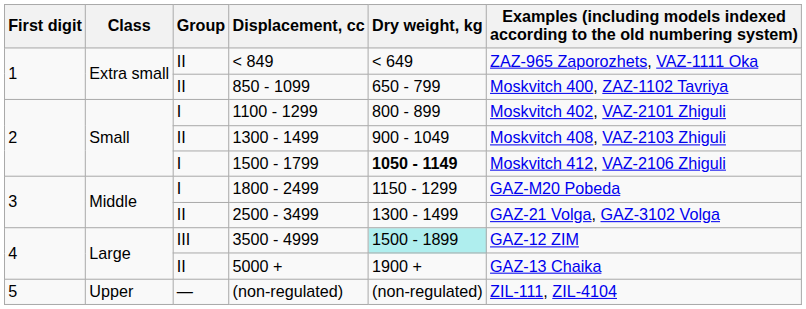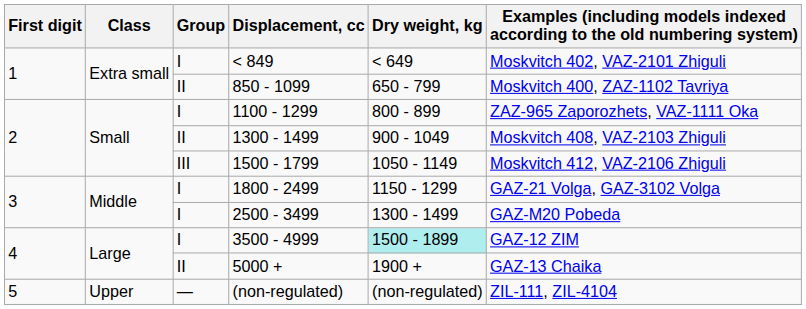(181, 61) II -> (179, 61) I
(624, 61) ZAZ-965 Zaporozhets, VAZ-1111 Oka -> (608, 61) Moskvitch 402, VAZ-2101 Zhiguli
(608, 112) Moskvitch 402, VAZ-2101 Zhiguli -> (624, 112) ZAZ-965 Zaporozhets, VAZ-1111 Oka
(179, 163) I -> (183, 163) III
(415, 163) bold -> (415, 163) normal
(555, 189) GAZ-M20 Pobeda -> (605, 189) GAZ-21 Volga, GAZ-3102 Volga
(181, 214) II -> (179, 214) I
(605, 214) GAZ-21 Volga, GAZ-3102 Volga -> (555, 214) GAZ-M20 Pobeda
(183, 240) III -> (179, 240) I
